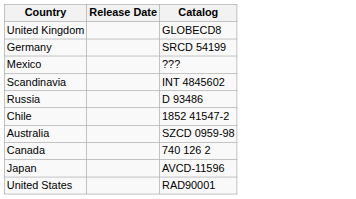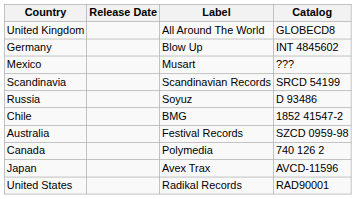+ column: (216, 13)
(194, 47) SRCD 54199 -> (307, 47) INT 4845602
(193, 82) INT 4845602 -> (308, 82) SRCD 54199
